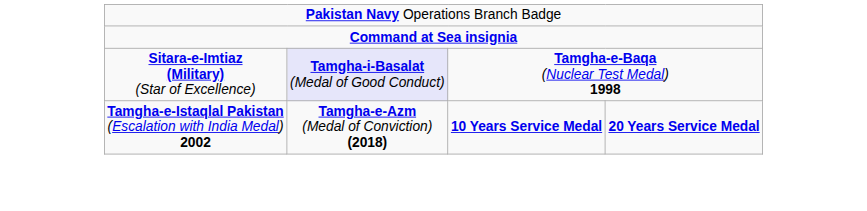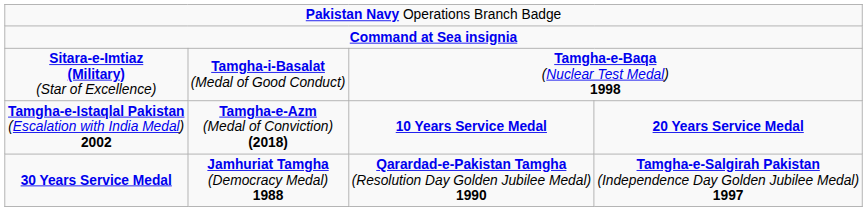(367, 74) lavender background -> (268, 74) no background
+ row: (96, 180)
